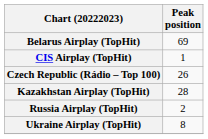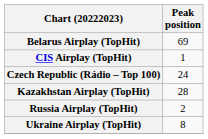(183, 74) 26 -> (183, 74) 24
